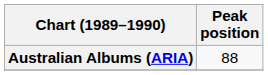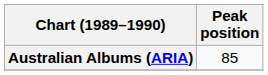(230, 57) 88 -> (230, 57) 85
